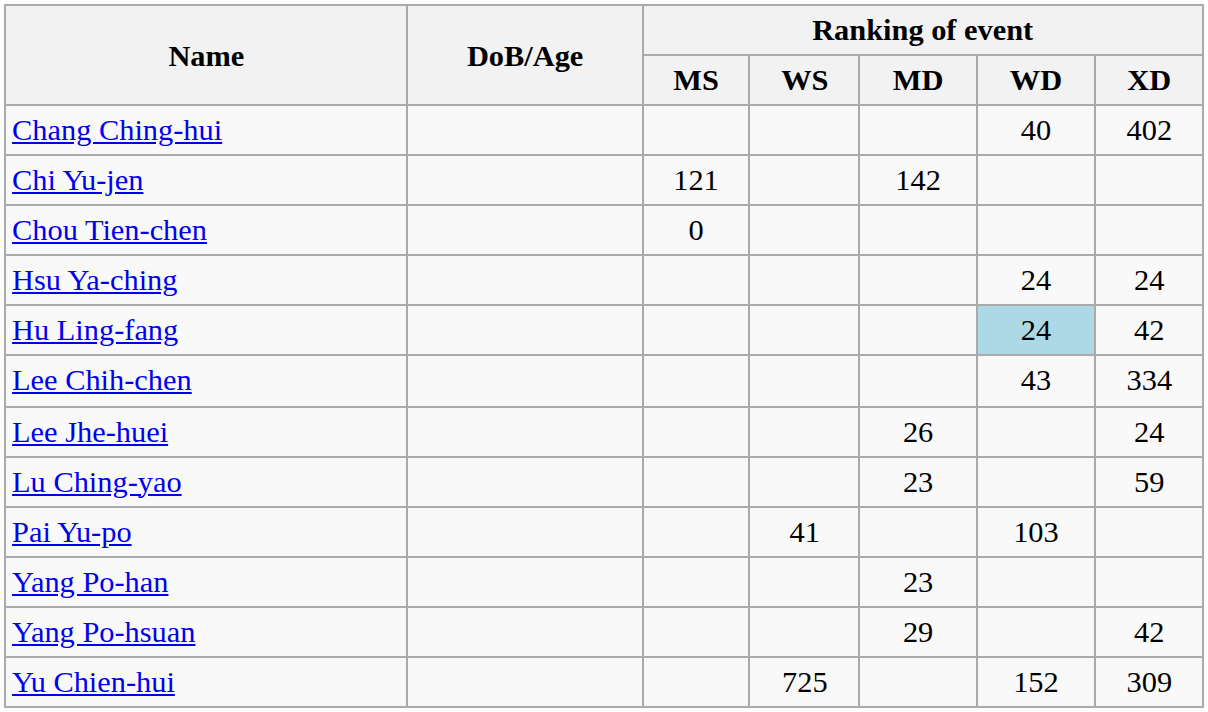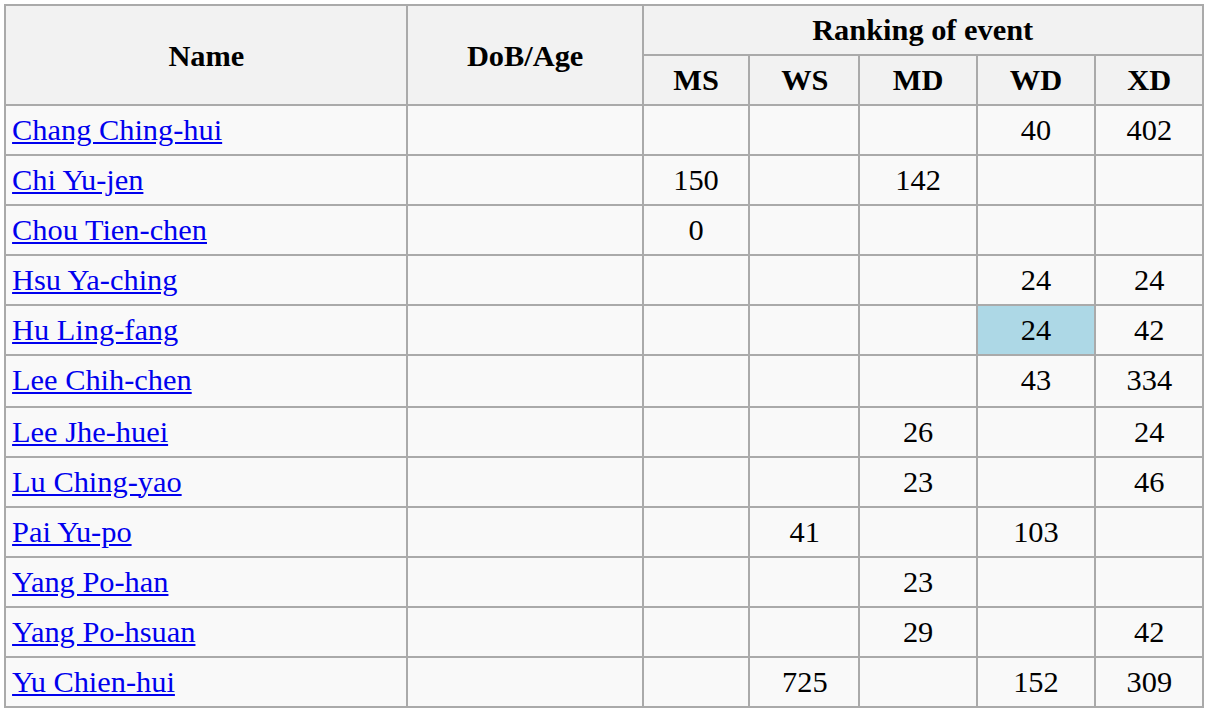(696, 180) 121 -> (696, 180) 150
(1149, 480) 59 -> (1149, 480) 46
